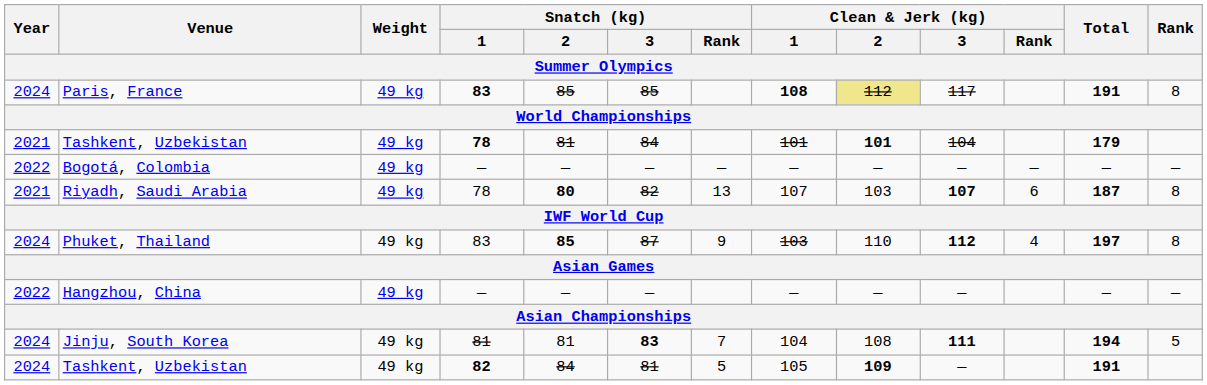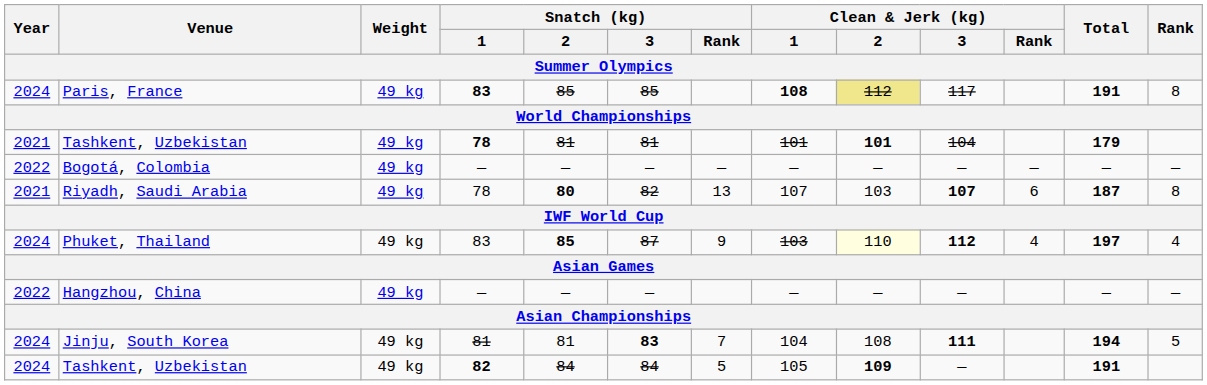(649, 142) 84 -> (649, 142) 81
(878, 242) no background -> (878, 242) lightyellow background
(1176, 242) 8 -> (1176, 242) 4
(649, 367) 81 -> (649, 367) 84
